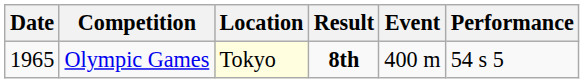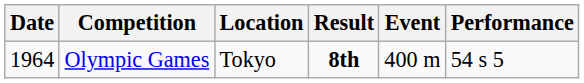(32, 59) 1965 -> (32, 59) 1964
(248, 59) lightyellow background -> (248, 59) no background
